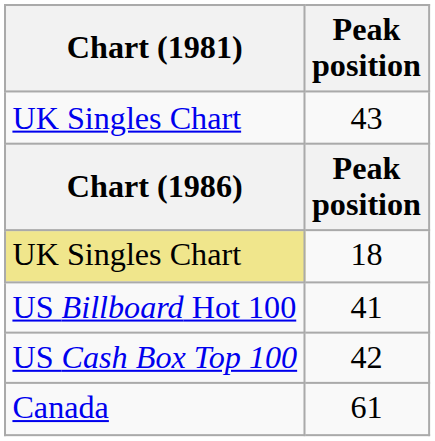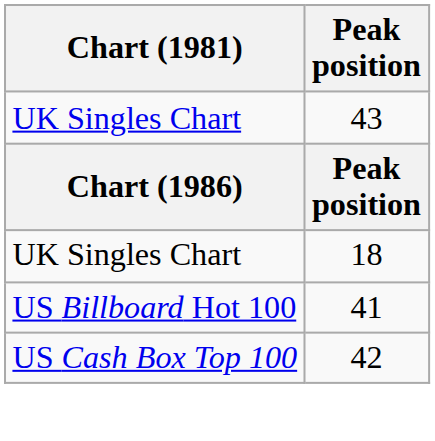(127, 255) khaki background -> (127, 255) no background
- row: (366, 408)
